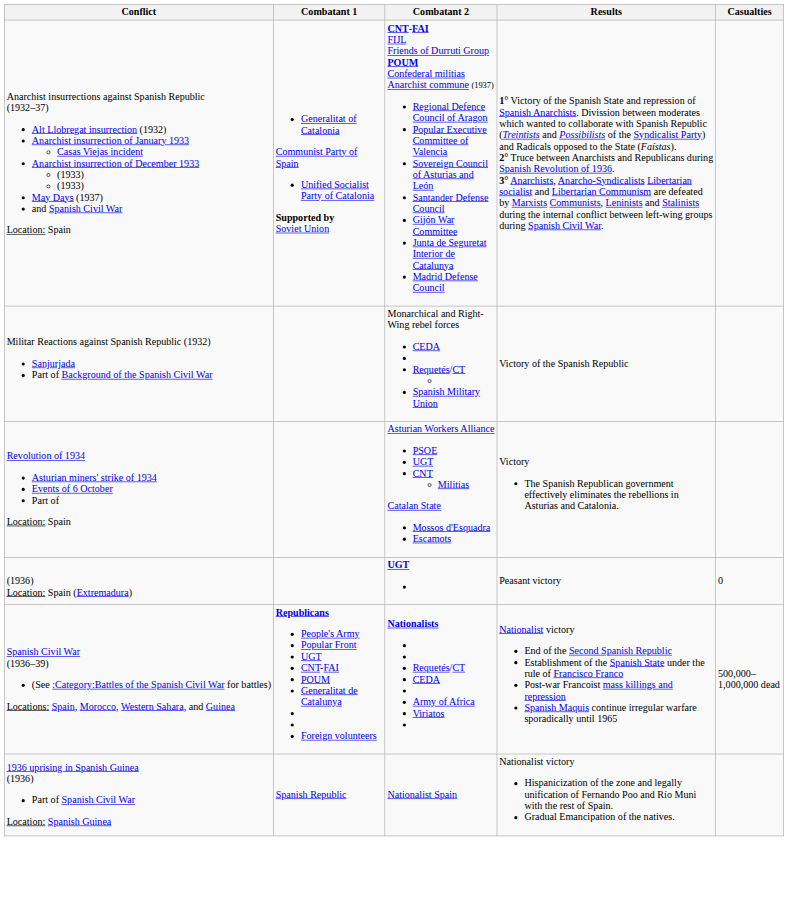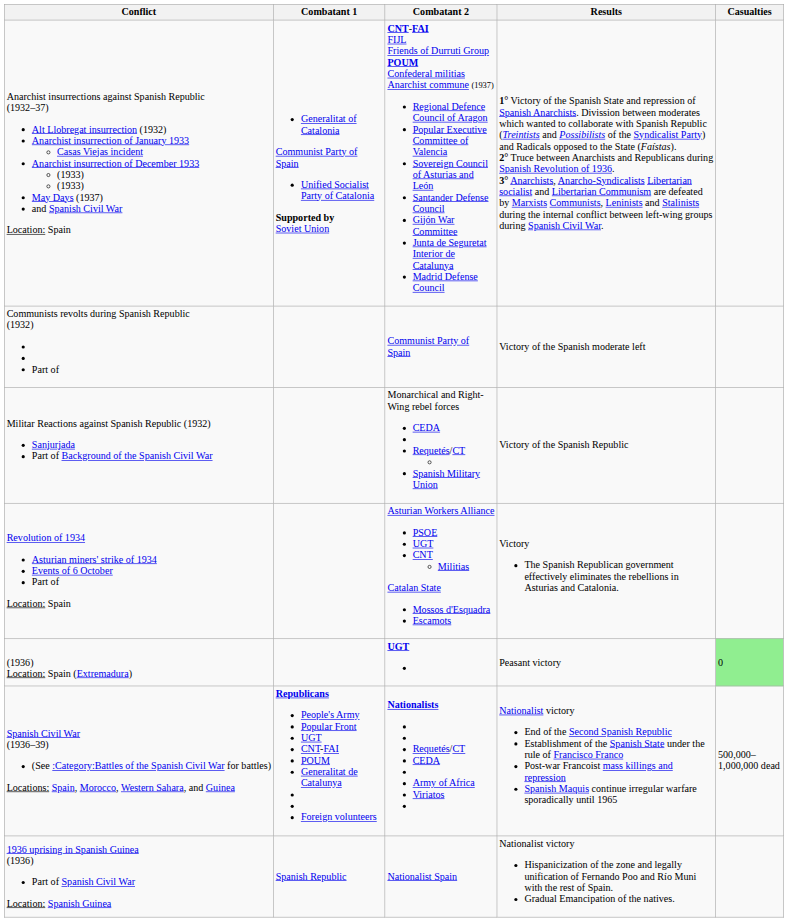+ row: (139, 342)
(721, 581) no background -> (721, 662) lightgreen background
